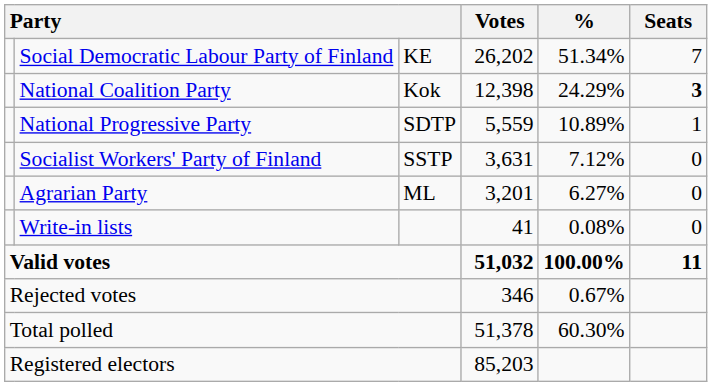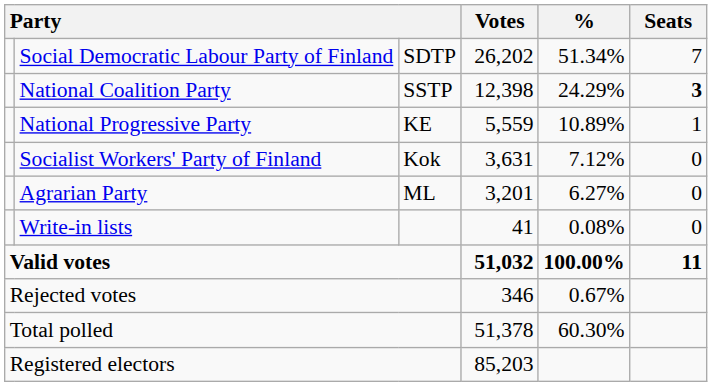(418, 55) KE -> (430, 55) SDTP
(422, 90) Kok -> (428, 90) SSTP
(430, 124) SDTP -> (418, 124) KE
(428, 158) SSTP -> (422, 158) Kok
